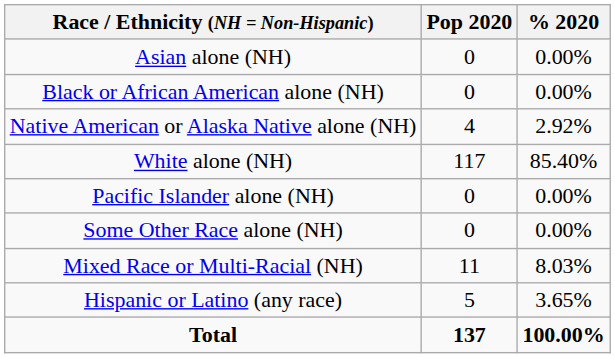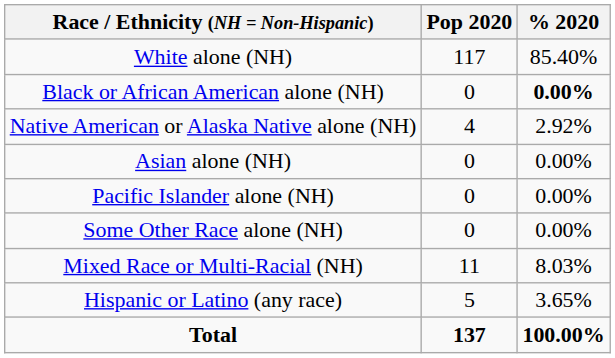rows swapped: (213, 160) <-> (213, 56)
(564, 91) normal -> (564, 91) bold
